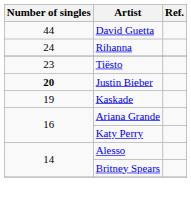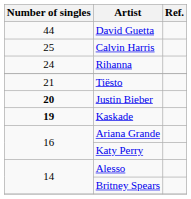+ row: (125, 47)
(49, 64) 23 -> (49, 82) 21
(49, 99) normal -> (49, 116) bold
